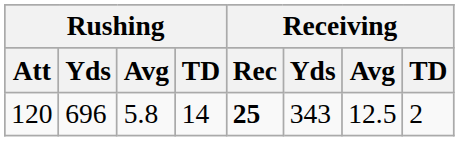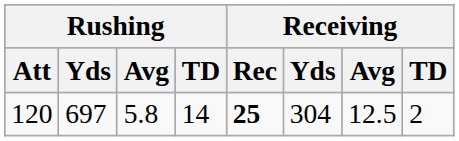(86, 113) 696 -> (86, 113) 697
(310, 113) 343 -> (310, 113) 304
